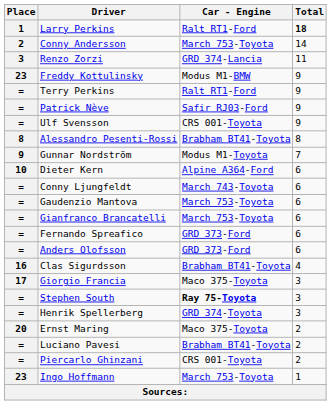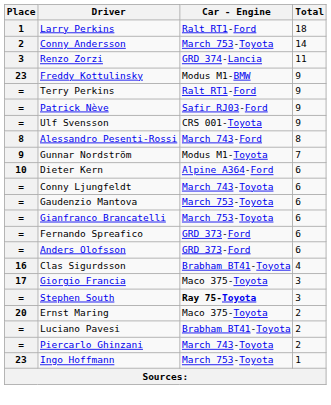(301, 28) bold -> (301, 28) normal
(236, 139) Brabham BT41-Toyota -> (222, 139) March 743-Ford
- row: (91, 313)
(222, 361) CRS 001-Toyota -> (228, 345) March 743-Toyota
